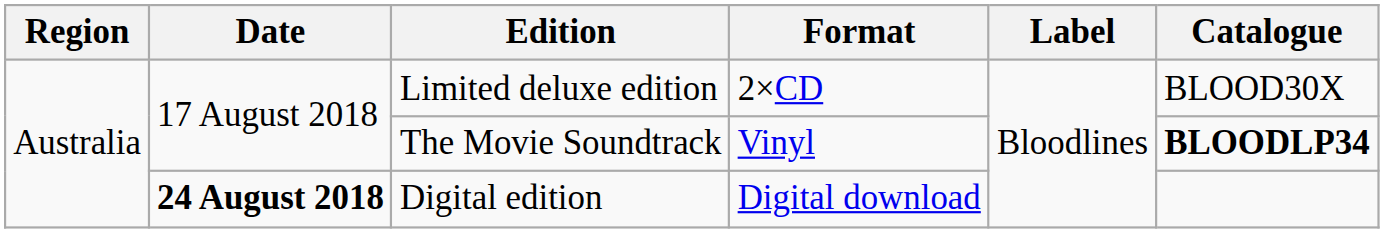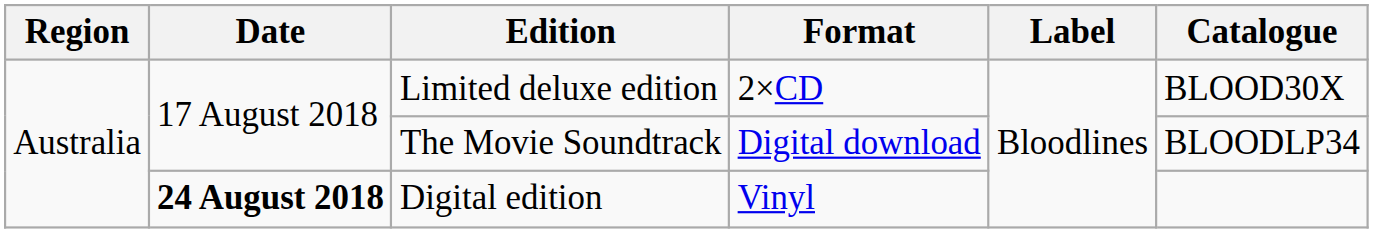(776, 142) Vinyl -> (859, 142) Digital download
(1267, 142) bold -> (1262, 142) normal
(859, 198) Digital download -> (776, 198) Vinyl
